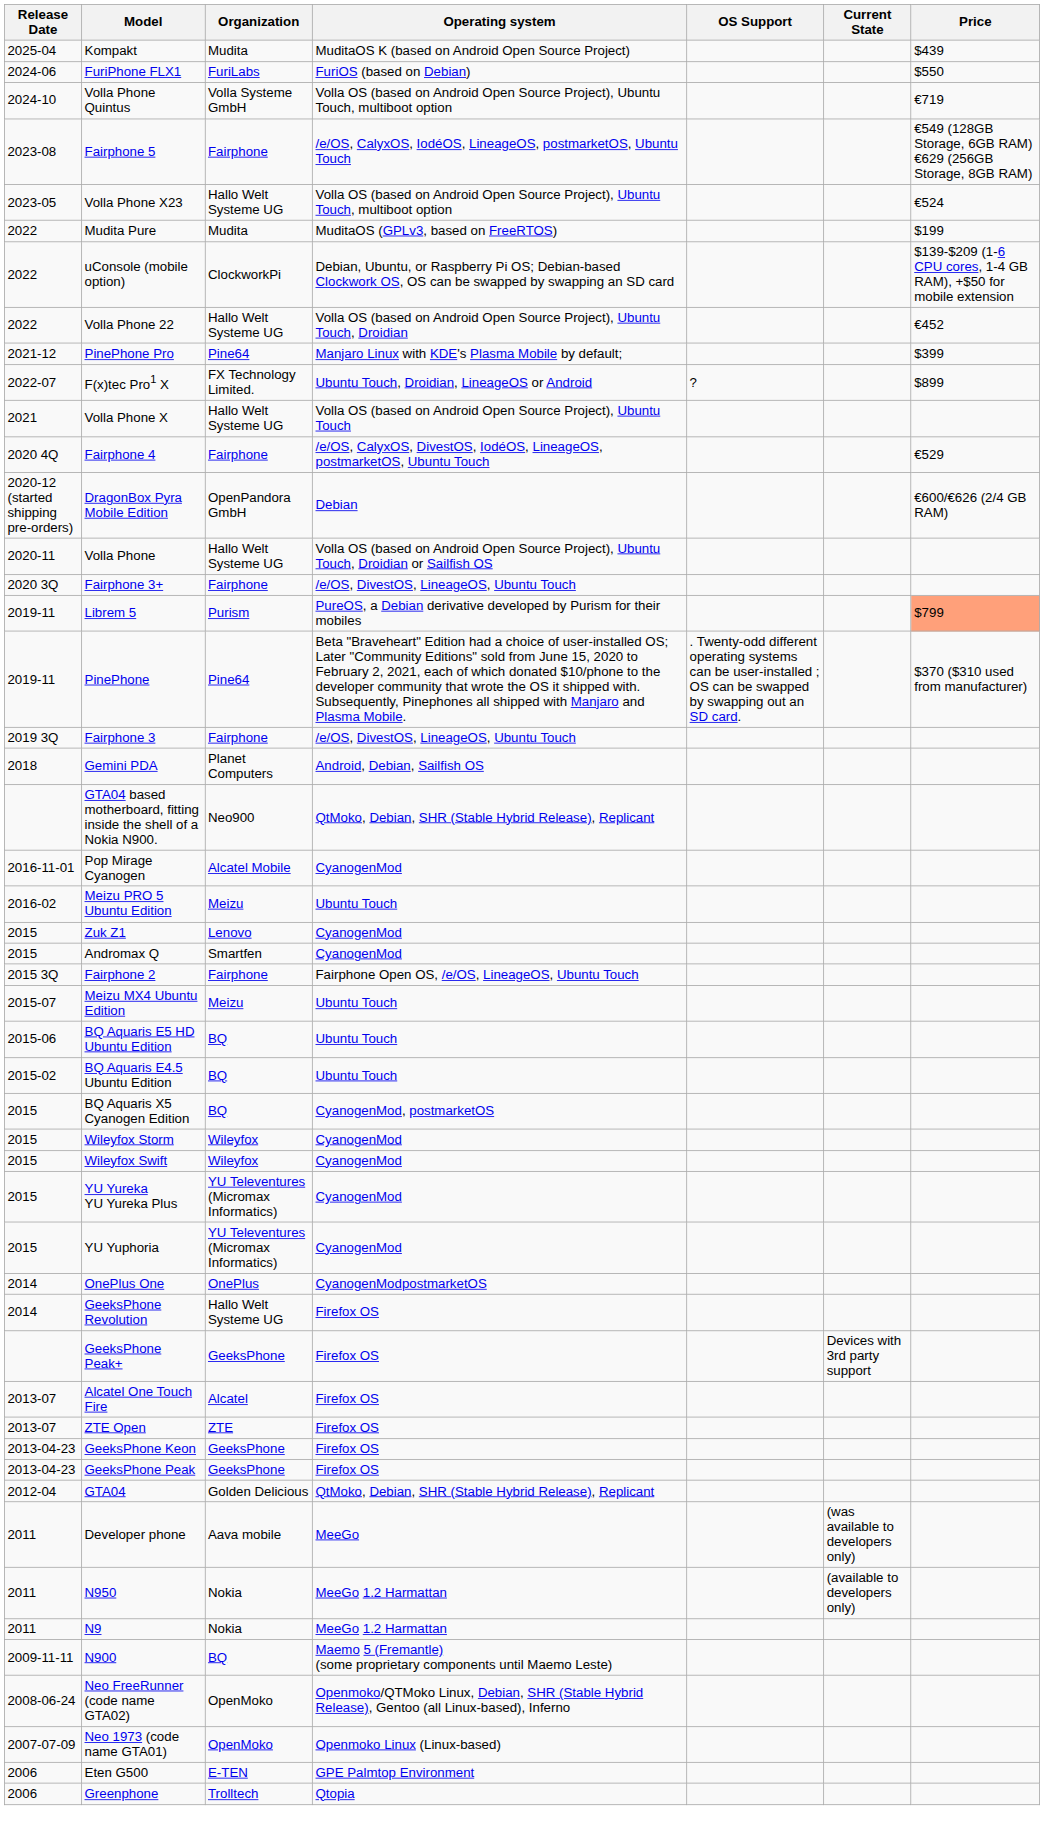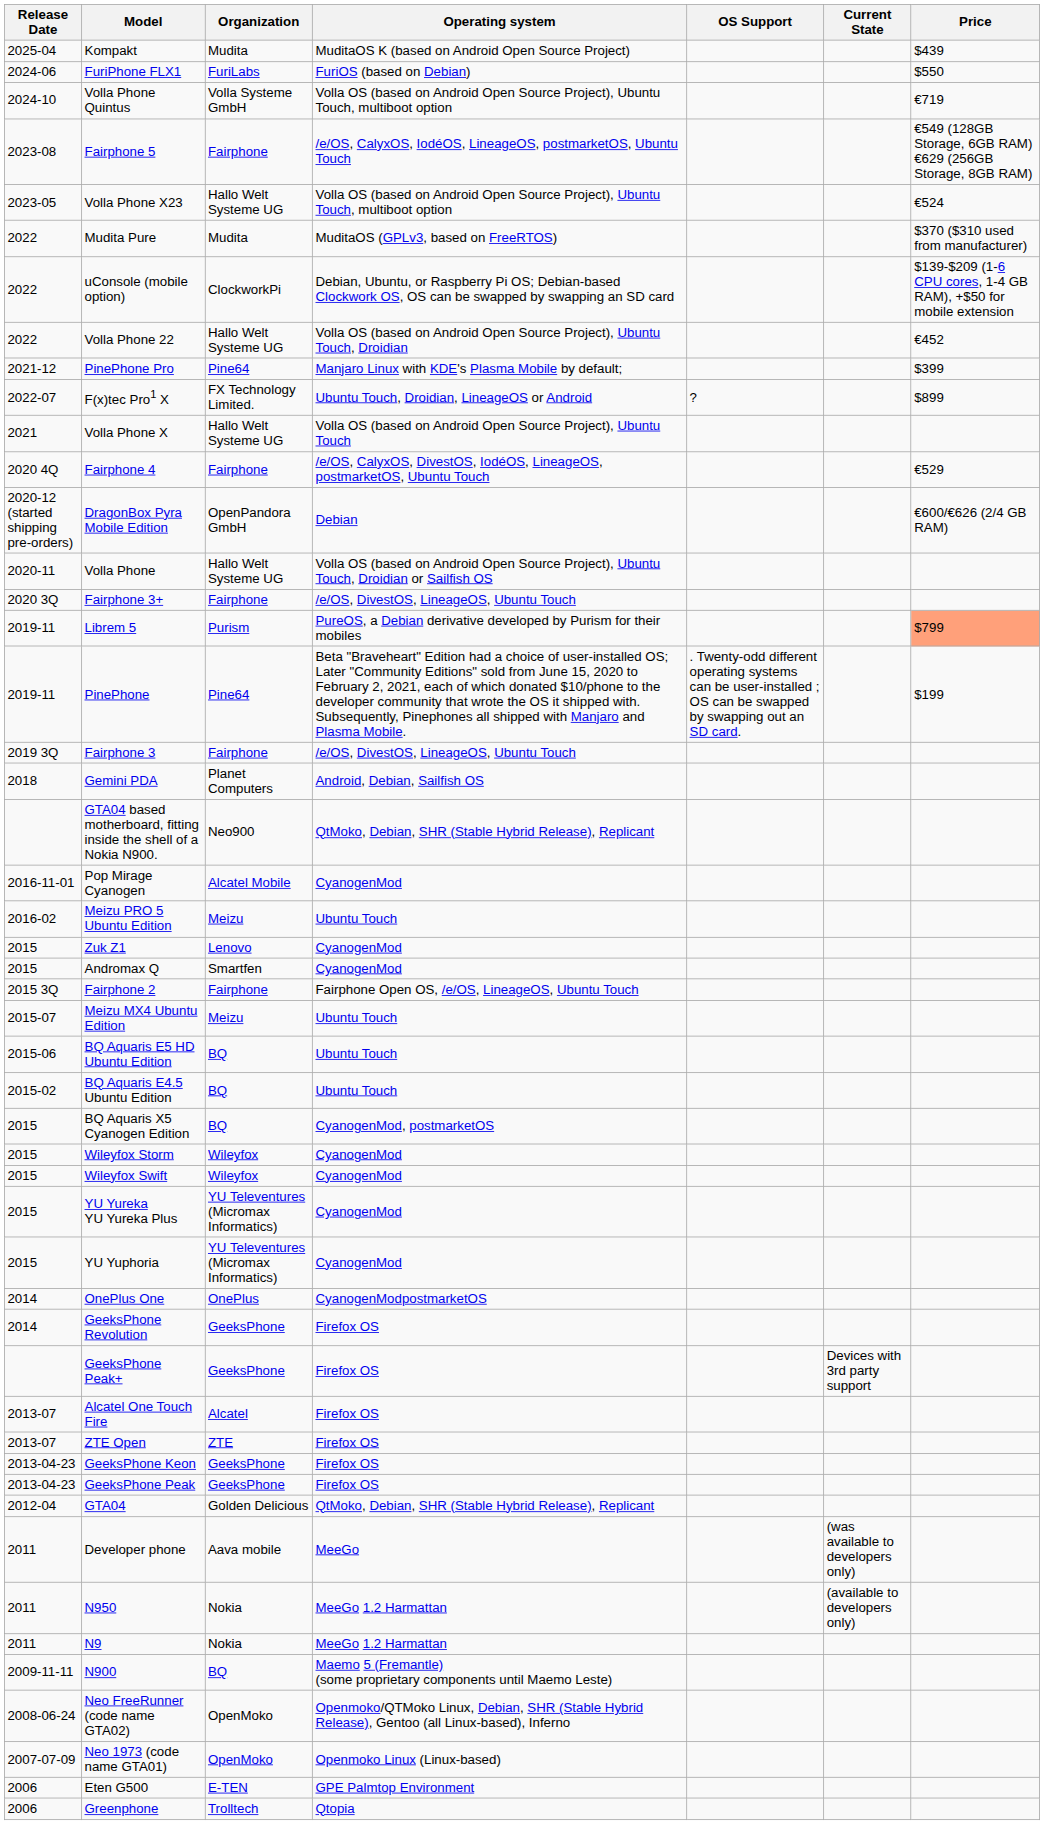(929, 231) $199 -> (971, 238) $370 ($310 used from manufacturer)
(971, 679) $370 ($310 used from manufacturer) -> (929, 694) $199
(246, 1312) Hallo Welt Systeme UG -> (246, 1327) GeeksPhone
